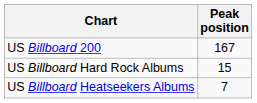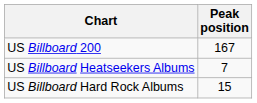rows swapped: (101, 87) <-> (95, 68)
